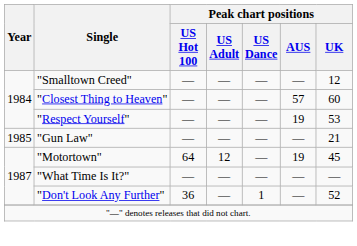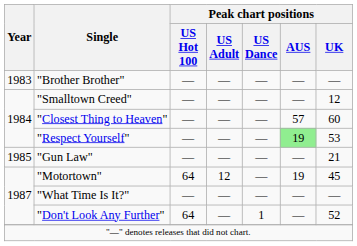+ row: (81, 80)
(298, 118) no background -> (298, 137) lightgreen background
(188, 195) 36 -> (188, 215) 64
